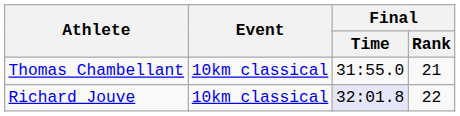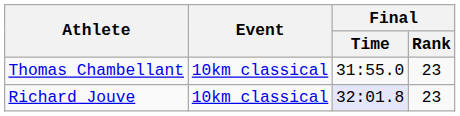(432, 71) 21 -> (432, 71) 23
(432, 97) 22 -> (432, 97) 23
